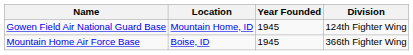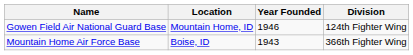(268, 27) 1945 -> (268, 27) 1946
(268, 42) 1945 -> (268, 42) 1943
